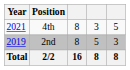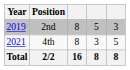rows swapped: (48, 42) <-> (48, 27)
